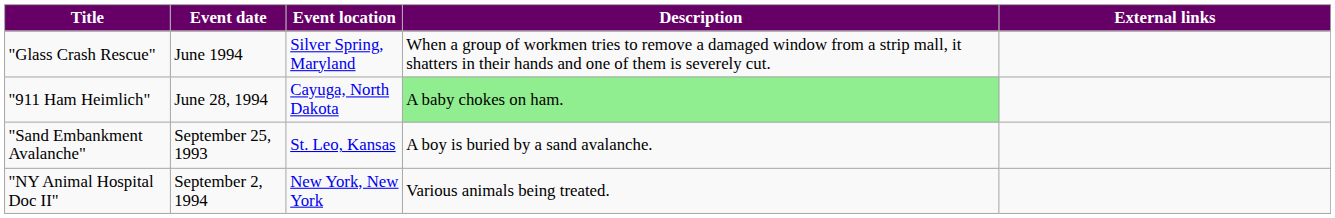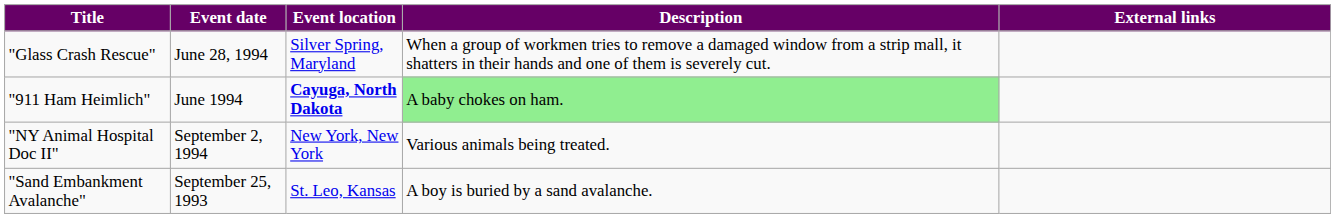(208, 53) June 1994 -> (221, 53) June 28, 1994
(221, 99) June 28, 1994 -> (208, 99) June 1994
(340, 99) normal -> (343, 99) bold
rows swapped: (81, 190) <-> (76, 145)
